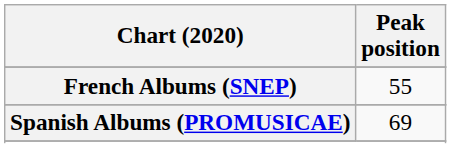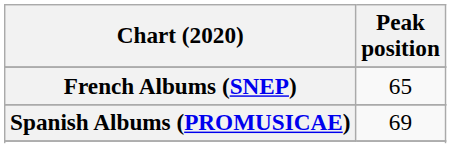(400, 85) 55 -> (400, 85) 65
